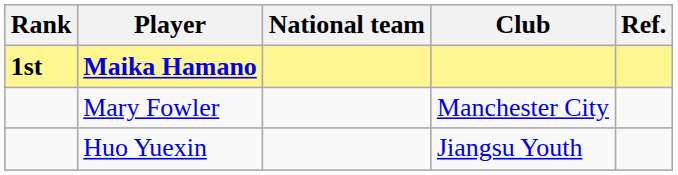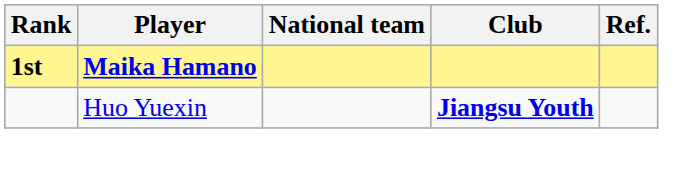- row: (151, 107)
(510, 148) normal -> (515, 107) bold
